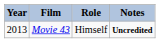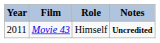(17, 29) 2013 -> (17, 29) 2011
